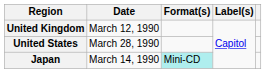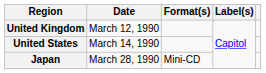(124, 44) March 28, 1990 -> (124, 44) March 14, 1990
(124, 60) March 14, 1990 -> (124, 60) March 28, 1990
(182, 60) paleturquoise background -> (182, 60) no background
